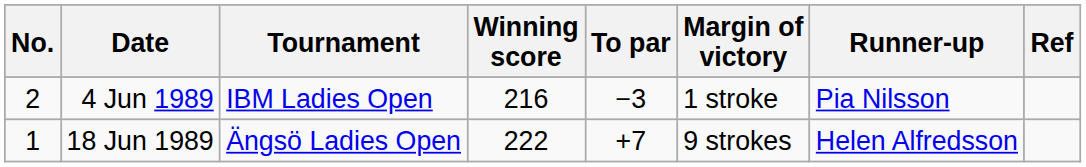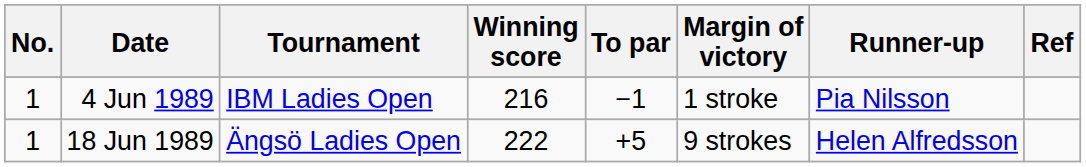(33, 99) 2 -> (33, 99) 1
(631, 99) −3 -> (631, 99) −1
(631, 141) +7 -> (631, 141) +5
